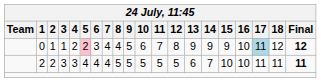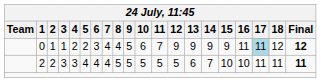(86, 47) pink background -> (86, 47) no background
(176, 47) 8 -> (176, 47) 9
(244, 47) 10 -> (244, 47) 11
